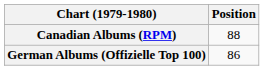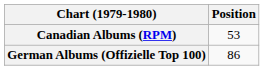(234, 34) 88 -> (234, 34) 53
